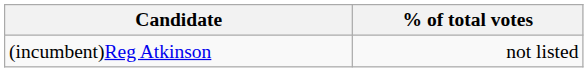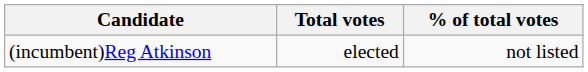+ column: (340, 19)
